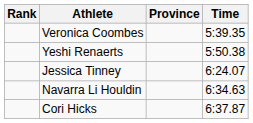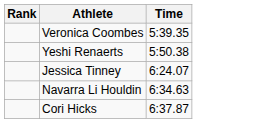- column: (174, 14)
